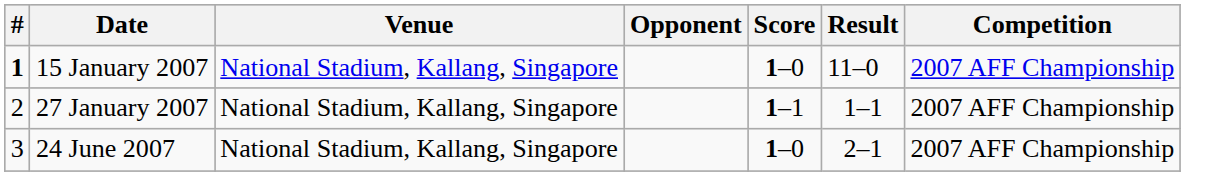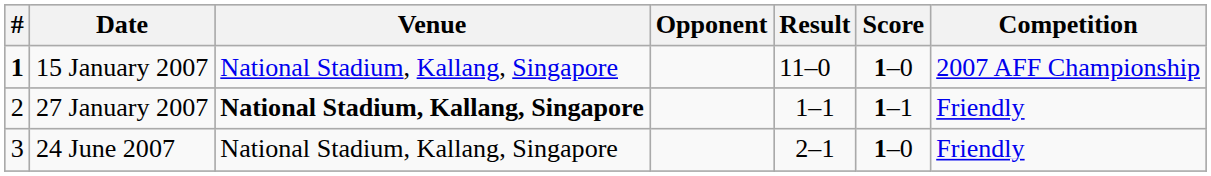columns swapped: (785, 25) <-> (863, 25)
(419, 107) normal -> (432, 107) bold
(1042, 107) 2007 AFF Championship -> (980, 107) Friendly
(1042, 149) 2007 AFF Championship -> (980, 149) Friendly
